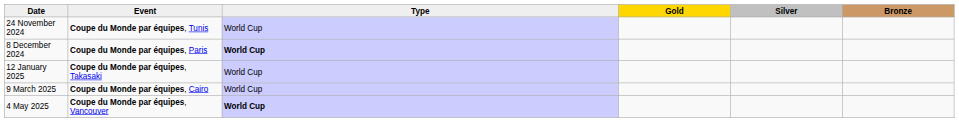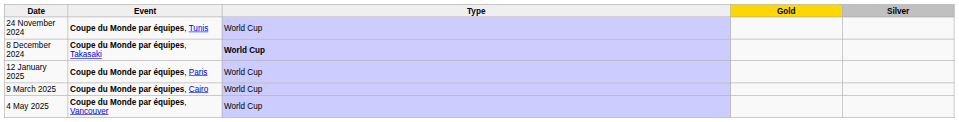- column: (898, 10)
(139, 50) Coupe du Monde par équipes, Paris -> (128, 50) Coupe du Monde par équipes, Takasaki
(128, 71) Coupe du Monde par équipes, Takasaki -> (139, 71) Coupe du Monde par équipes, Paris
(244, 106) bold -> (243, 106) normal
